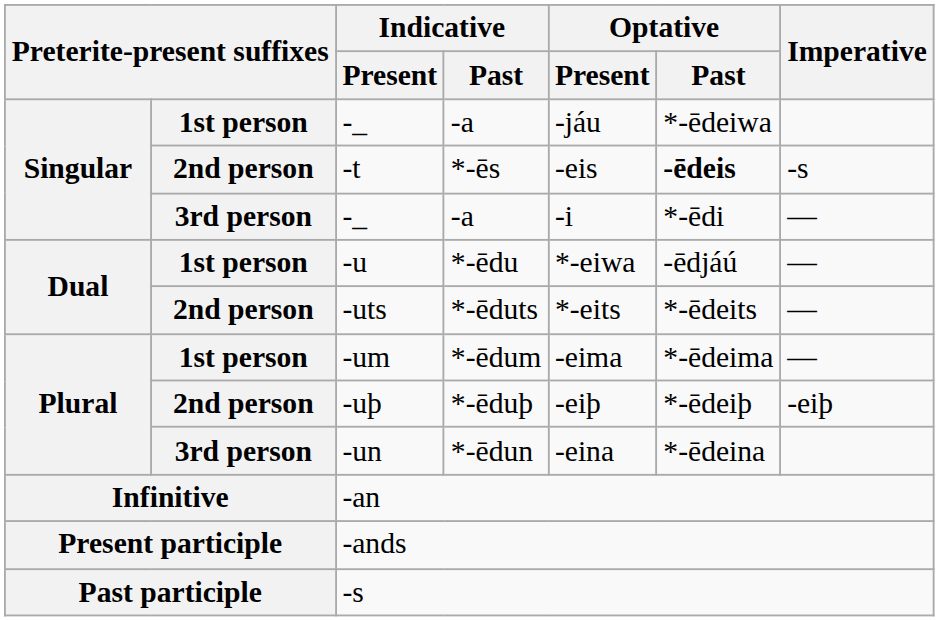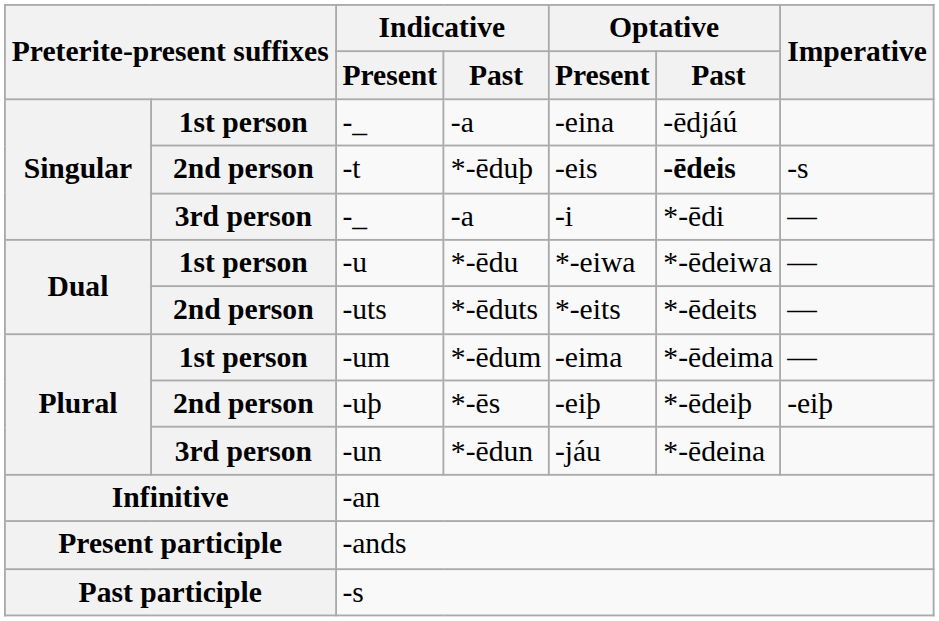(578, 121) -jáu -> (584, 121) -eina
(718, 121) *-ēdeiwa -> (700, 121) -ēdjáú
(475, 168) *-ēs -> (492, 168) *-ēduþ
(700, 262) -ēdjáú -> (718, 262) *-ēdeiwa
(492, 403) *-ēduþ -> (475, 403) *-ēs
(584, 450) -eina -> (578, 450) -jáu
